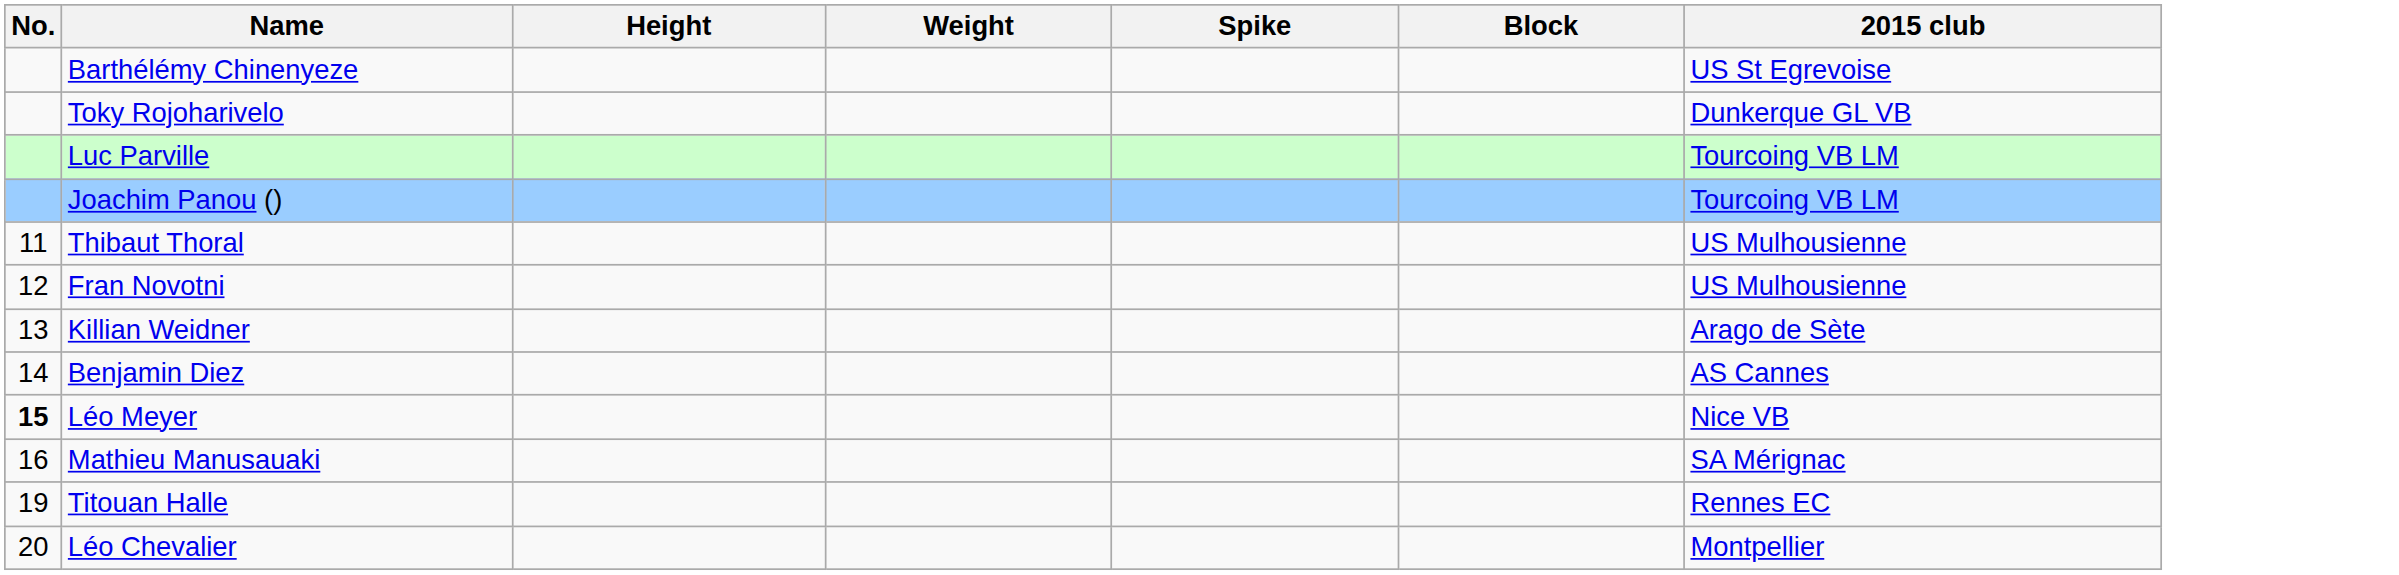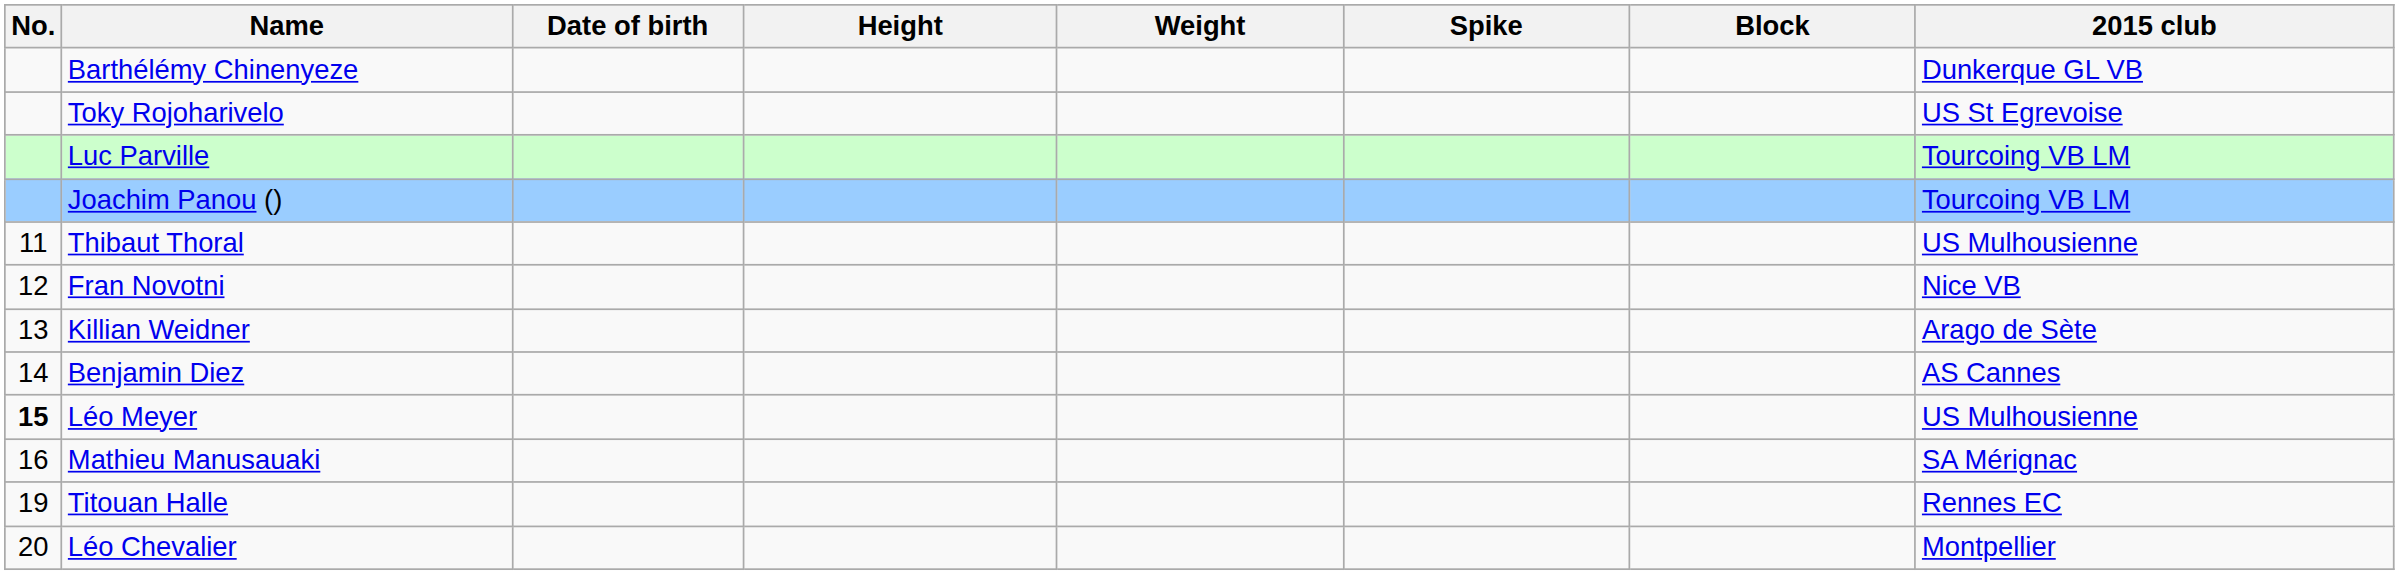+ column: (628, 26)
(1791, 69) US St Egrevoise -> (2032, 69) Dunkerque GL VB
(1801, 112) Dunkerque GL VB -> (2022, 112) US St Egrevoise
(1798, 286) US Mulhousienne -> (1971, 286) Nice VB
(1740, 416) Nice VB -> (2030, 416) US Mulhousienne
